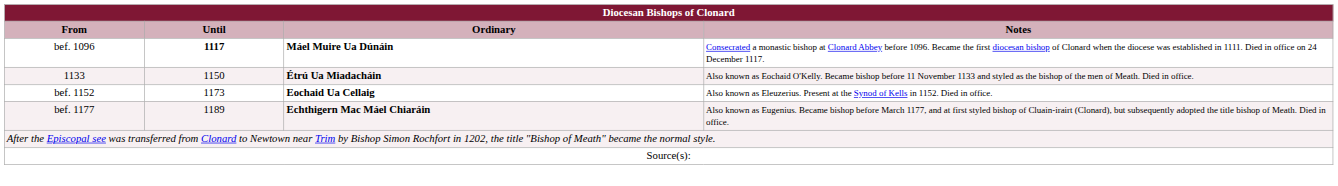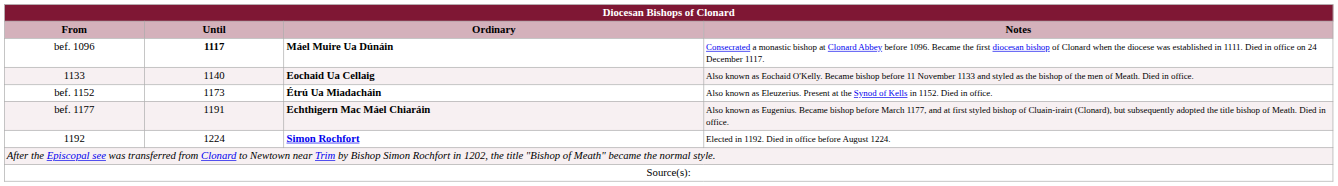(214, 76) 1150 -> (214, 76) 1140
(334, 76) Étrú Ua Miadacháin -> (331, 76) Eochaid Ua Cellaig
(331, 93) Eochaid Ua Cellaig -> (334, 93) Étrú Ua Miadacháin
(214, 110) 1189 -> (214, 110) 1191
+ row: (74, 139)
